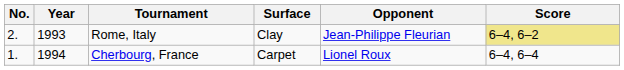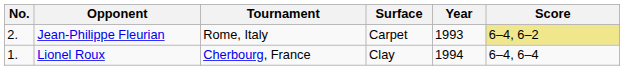columns swapped: (61, 14) <-> (403, 14)
(270, 34) Clay -> (388, 34) Carpet
(276, 55) Carpet -> (382, 55) Clay
